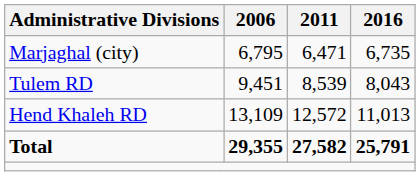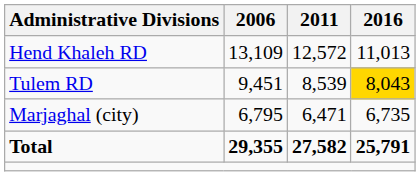rows swapped: (78, 114) <-> (74, 51)
(388, 83) no background -> (388, 83) gold background
